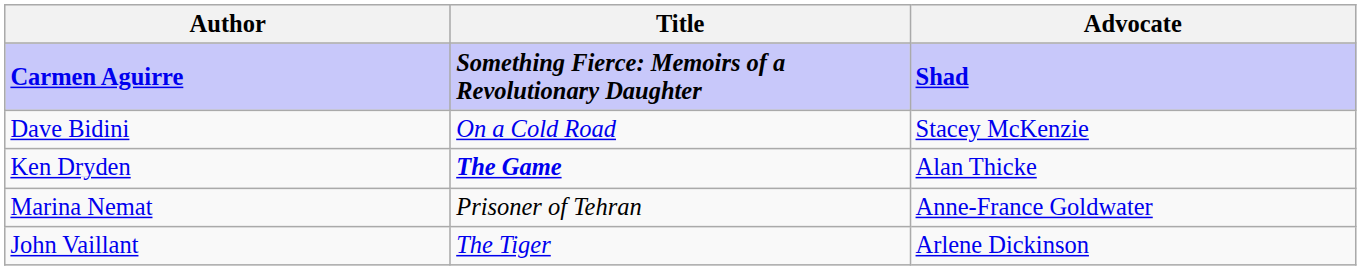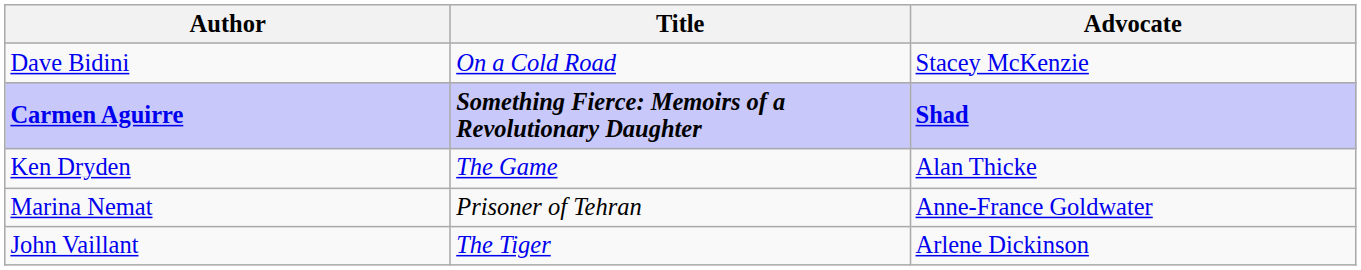rows swapped: (97, 76) <-> (70, 129)
(509, 167) bold -> (507, 167) normal
